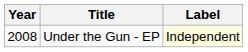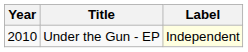(22, 36) 2008 -> (22, 36) 2010
